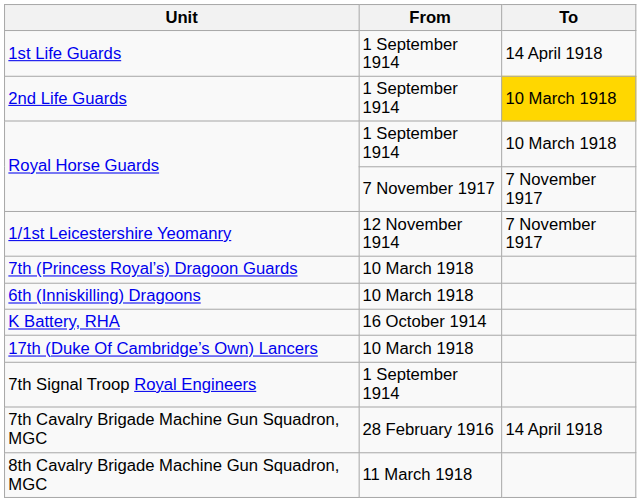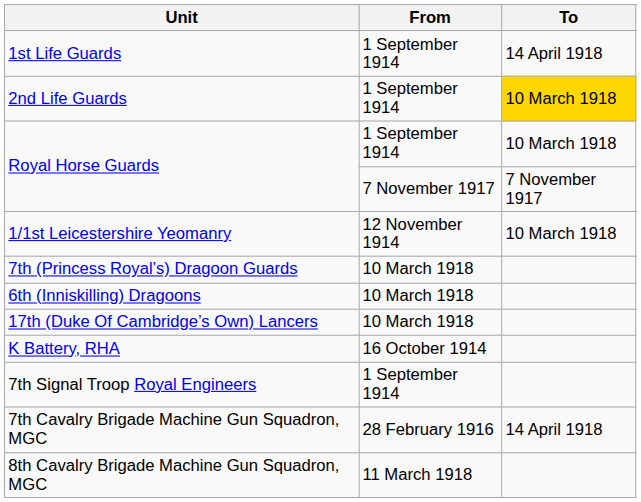(551, 233) 7 November 1917 -> (561, 233) 10 March 1918
rows swapped: (163, 348) <-> (64, 322)
